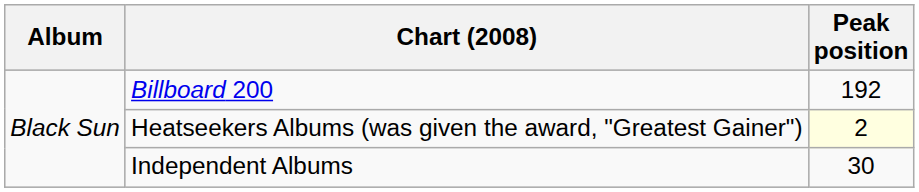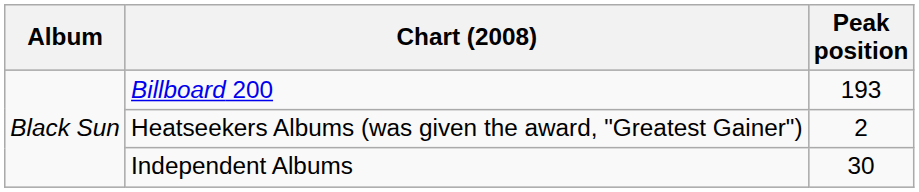(861, 89) 192 -> (861, 89) 193
(861, 128) lightyellow background -> (861, 128) no background
